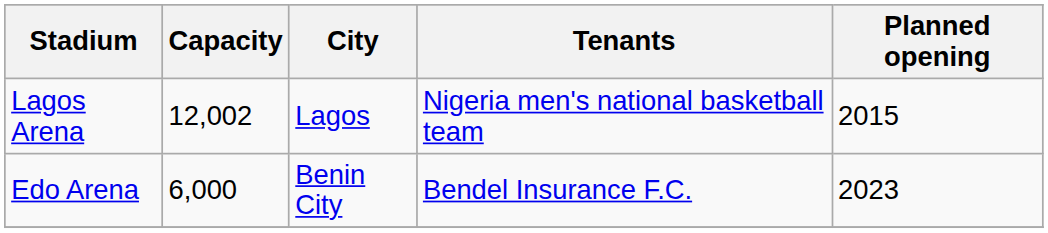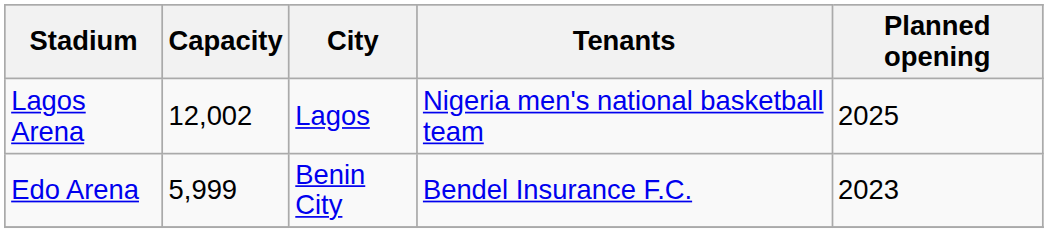(868, 115) 2015 -> (868, 115) 2025
(203, 189) 6,000 -> (203, 189) 5,999
